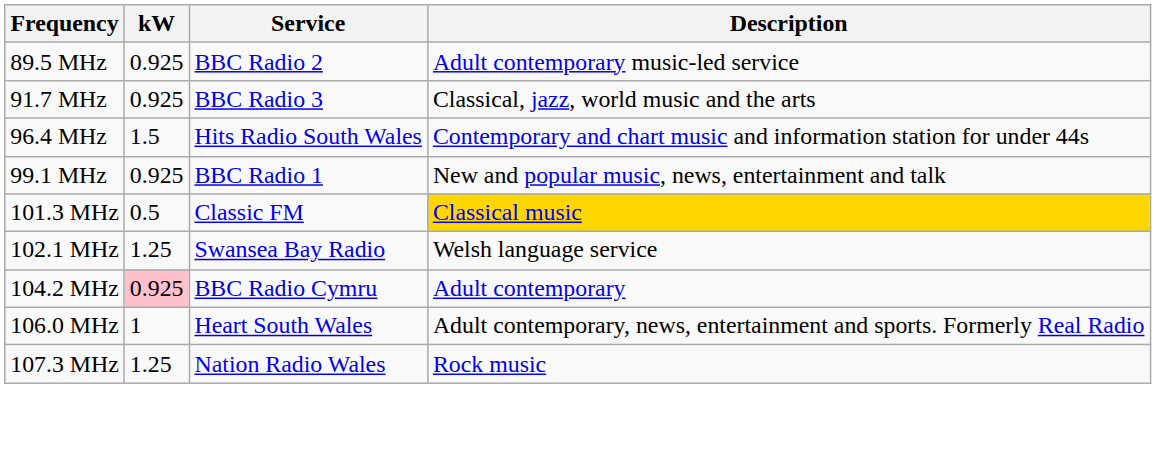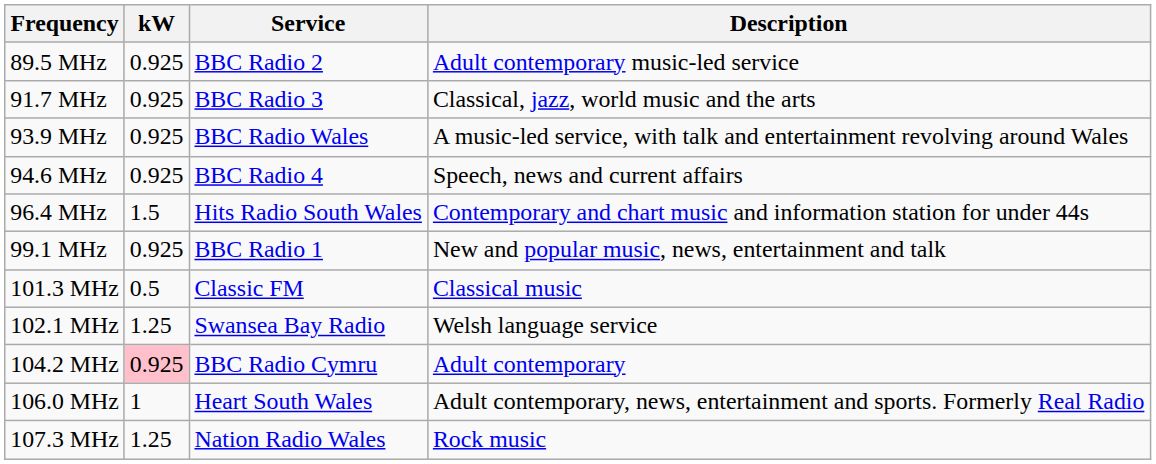+ row: (59, 136)
+ row: (59, 174)
(507, 212) gold background -> (507, 288) no background
